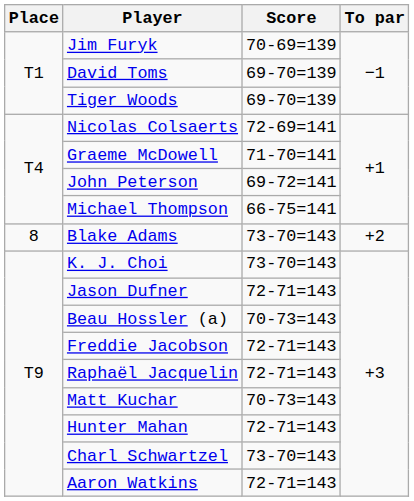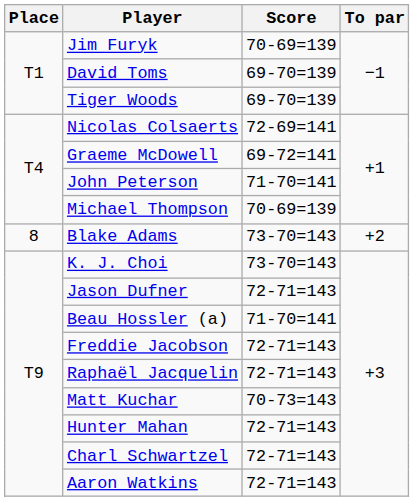(291, 155) 71-70=141 -> (291, 155) 69-72=141
(291, 182) 69-72=141 -> (291, 182) 71-70=141
(291, 210) 66-75=141 -> (291, 210) 70-69=139
(291, 319) 70-73=143 -> (291, 319) 71-70=141
(291, 456) 73-70=143 -> (291, 456) 72-71=143
